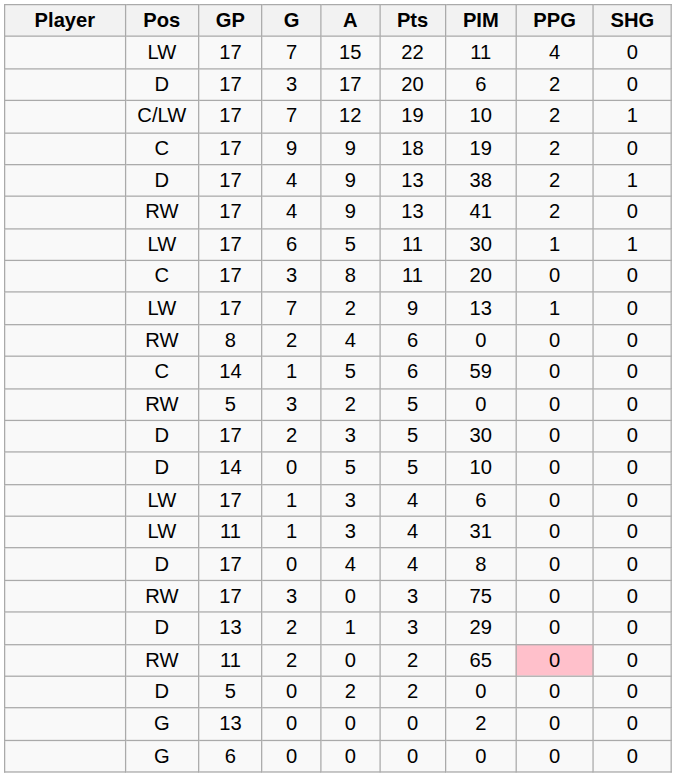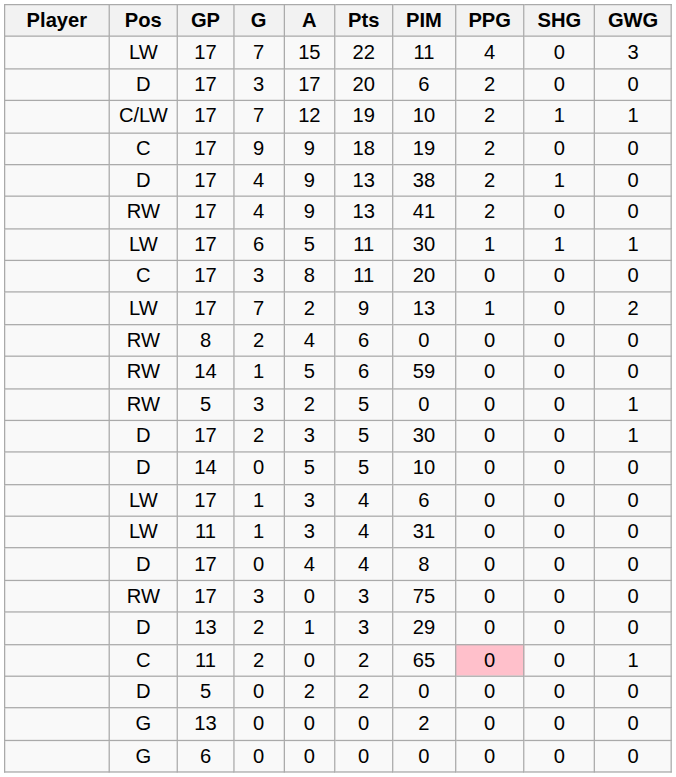+ column: (633, 20)
(162, 372) C -> (143, 372) RW
(162, 659) RW -> (143, 659) C
